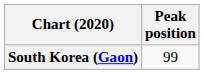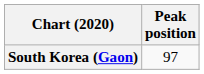(170, 57) 99 -> (170, 57) 97
